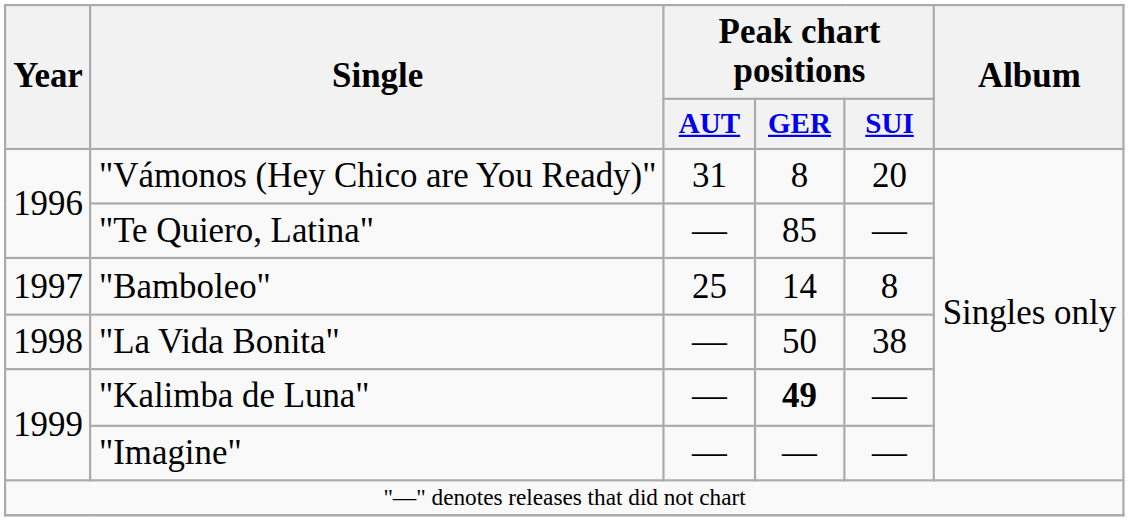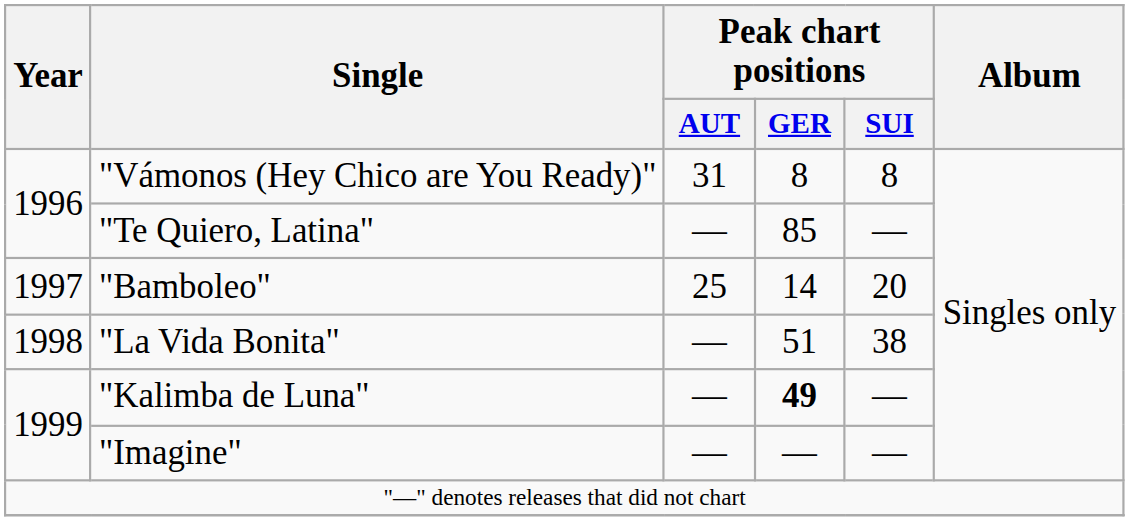(890, 175) 20 -> (890, 175) 8
(890, 285) 8 -> (890, 285) 20
(799, 341) 50 -> (799, 341) 51
